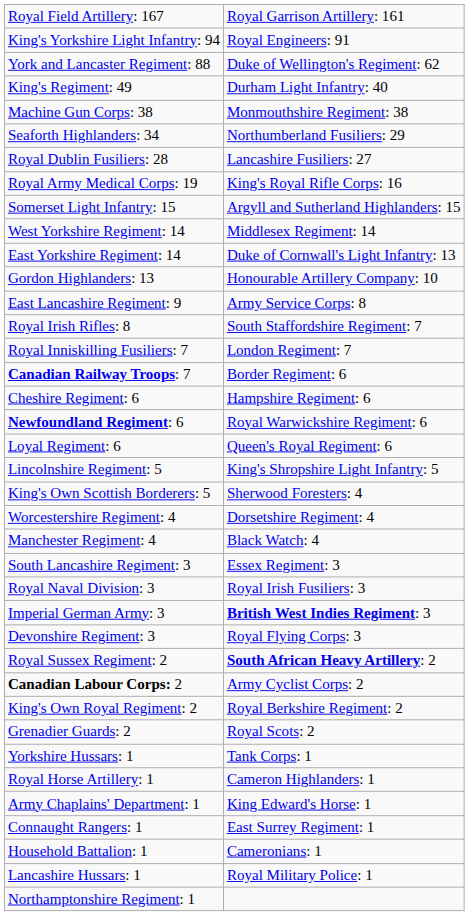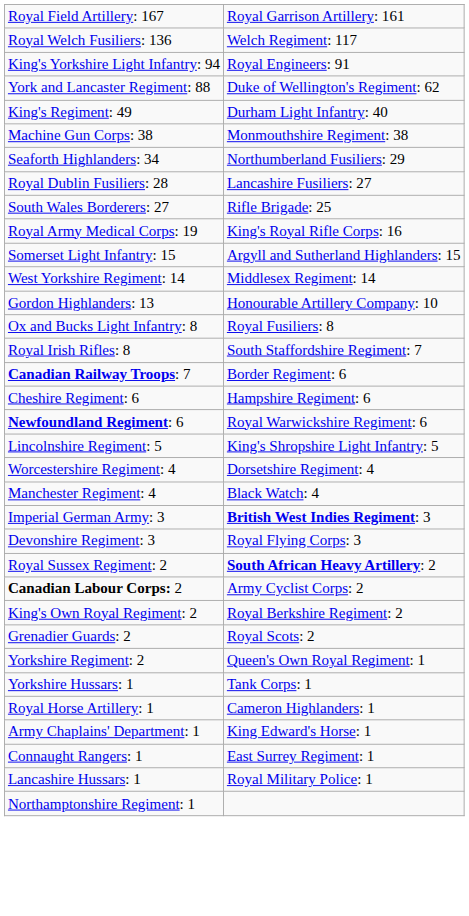+ row: (90, 40)
+ row: (88, 207)
- row: (94, 254)
- row: (95, 302)
+ row: (103, 326)
- row: (98, 350)
- row: (64, 445)
- row: (109, 493)
- row: (99, 565)
- row: (81, 588)
+ row: (76, 660)
- row: (78, 851)
